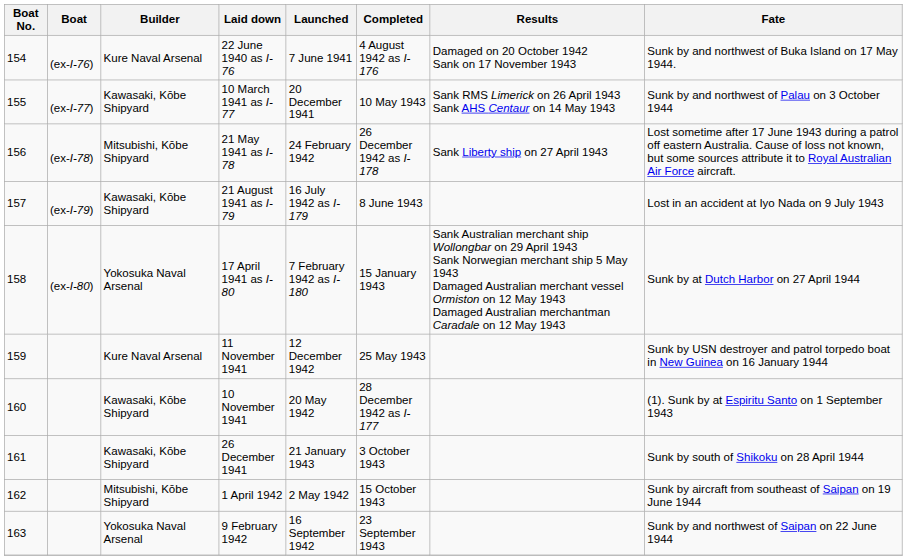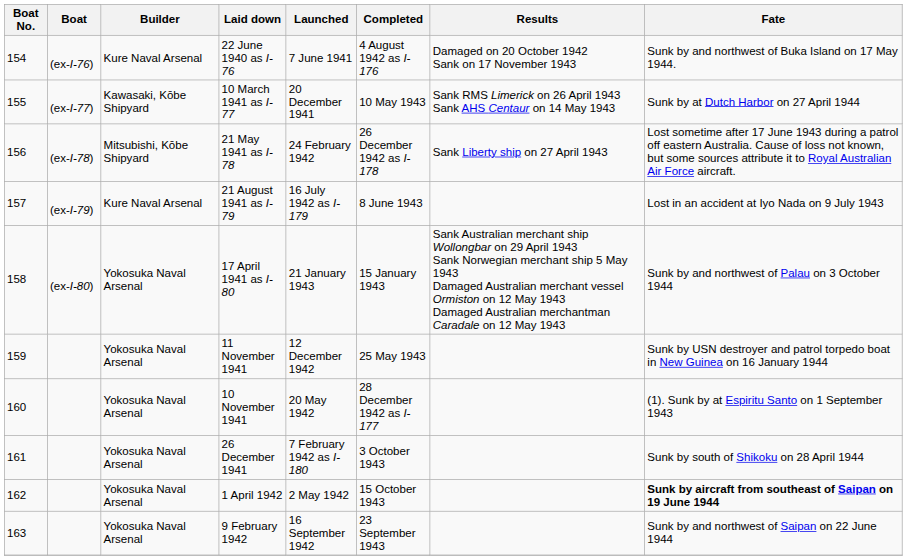(764, 102) Sunk by and northwest of Palau on 3 October 1944 -> (754, 102) Sunk by at Dutch Harbor on 27 April 1944
(145, 203) Kawasaki, Kōbe Shipyard -> (153, 203) Kure Naval Arsenal
(317, 279) 7 February 1942 as I-180 -> (317, 279) 21 January 1943
(754, 279) Sunk by at Dutch Harbor on 27 April 1944 -> (764, 279) Sunk by and northwest of Palau on 3 October 1944
(153, 356) Kure Naval Arsenal -> (145, 356) Yokosuka Naval Arsenal
(145, 407) Kawasaki, Kōbe Shipyard -> (145, 407) Yokosuka Naval Arsenal
(145, 457) Kawasaki, Kōbe Shipyard -> (145, 457) Yokosuka Naval Arsenal
(317, 457) 21 January 1943 -> (317, 457) 7 February 1942 as I-180
(146, 495) Mitsubishi, Kōbe Shipyard -> (145, 495) Yokosuka Naval Arsenal
(769, 495) normal -> (770, 495) bold
